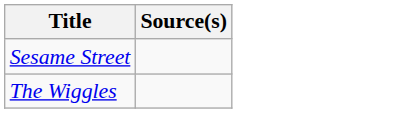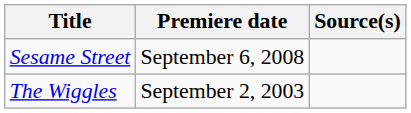+ column: (222, 21)
